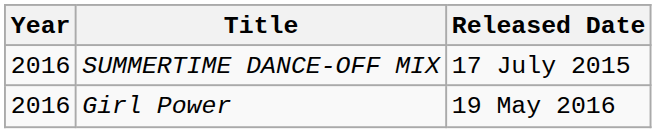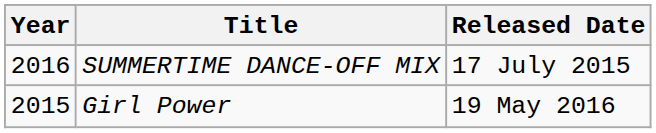(41, 106) 2016 -> (41, 106) 2015
